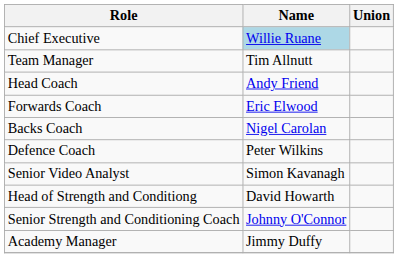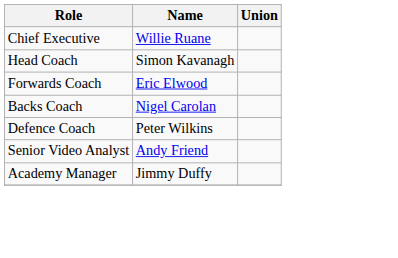(284, 38) lightblue background -> (173, 38) no background
- row: (51, 60)
(282, 83) Andy Friend -> (185, 60) Simon Kavanagh
(295, 173) Simon Kavanagh -> (172, 151) Andy Friend
- row: (102, 196)
- row: (124, 219)
